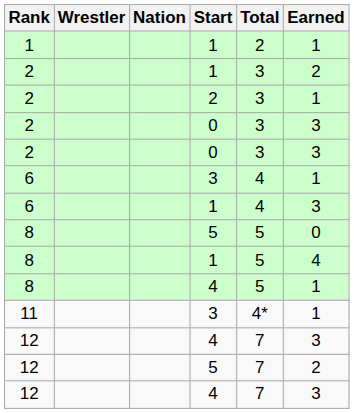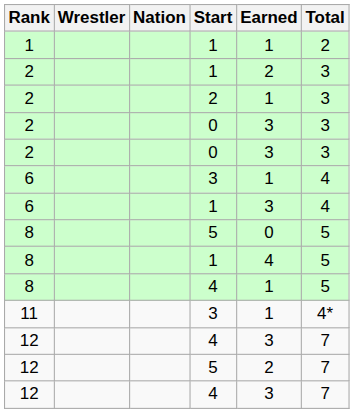columns swapped: (316, 17) <-> (260, 17)
